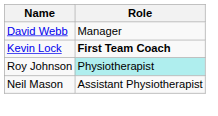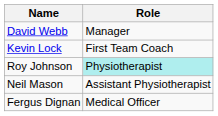(124, 48) bold -> (129, 48) normal
+ row: (44, 102)
